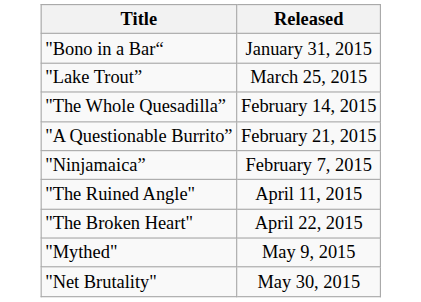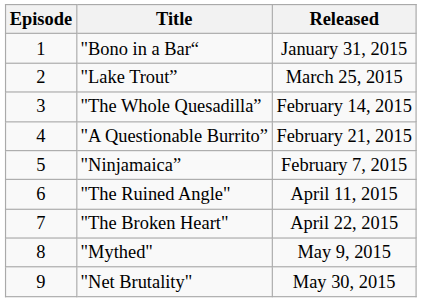+ column: (41, 19)
